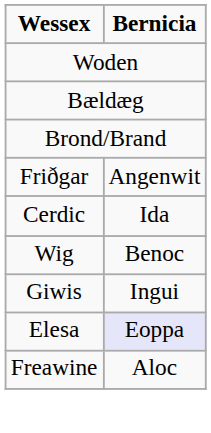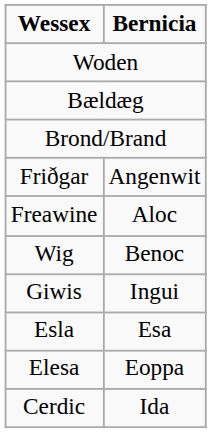rows swapped: (54, 369) <-> (54, 215)
+ row: (54, 330)
(154, 330) lavender background -> (154, 369) no background
